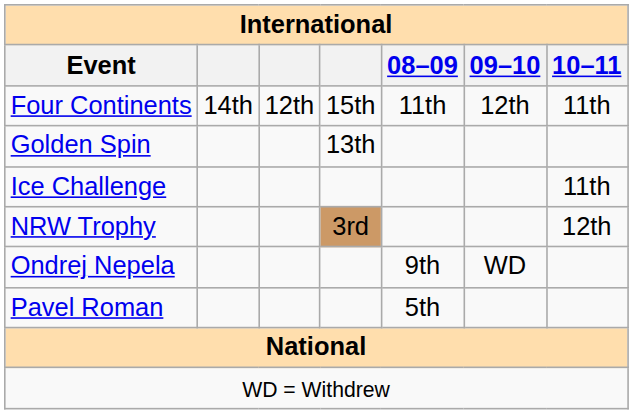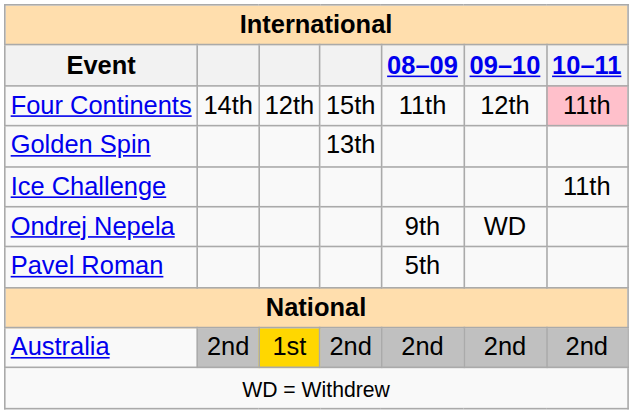(587, 105) no background -> (587, 105) pink background
- row: (83, 226)
+ row: (60, 347)
